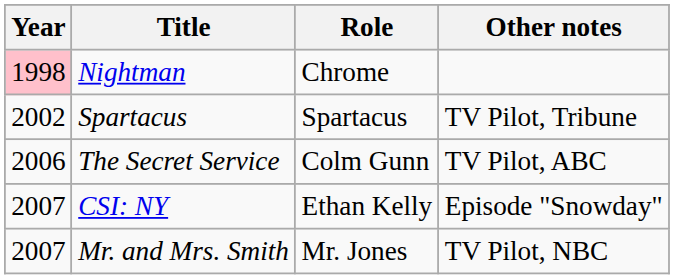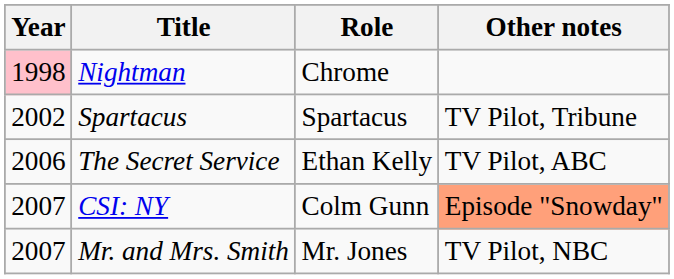(365, 161) Colm Gunn -> (367, 161) Ethan Kelly
(367, 206) Ethan Kelly -> (365, 206) Colm Gunn
(554, 206) no background -> (554, 206) lightsalmon background
